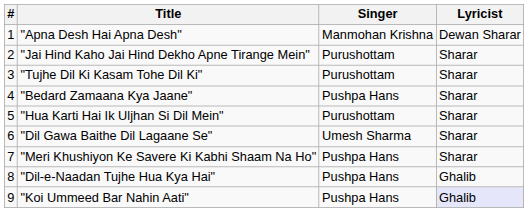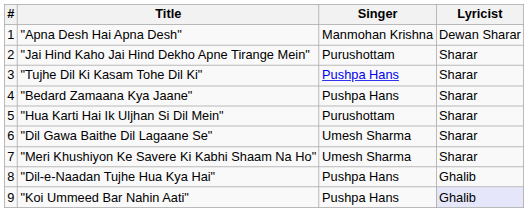(358, 75) Purushottam -> (361, 75) Pushpa Hans
(361, 156) Pushpa Hans -> (367, 156) Umesh Sharma
